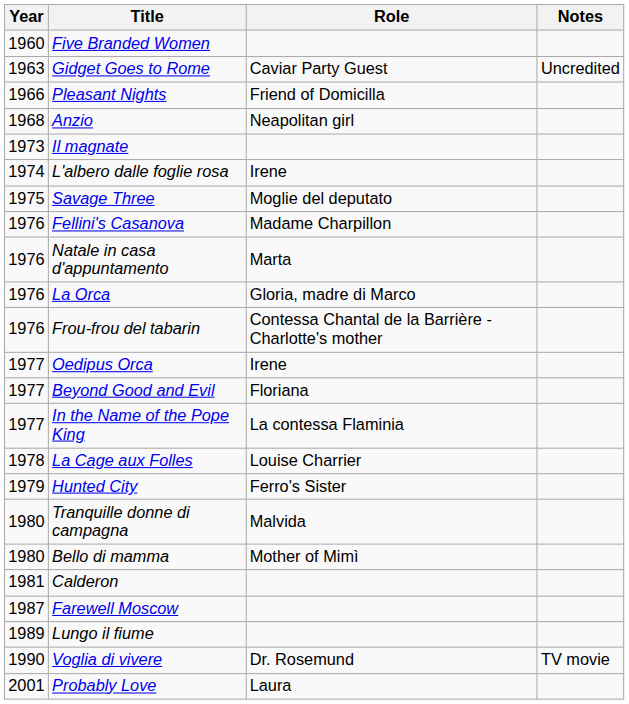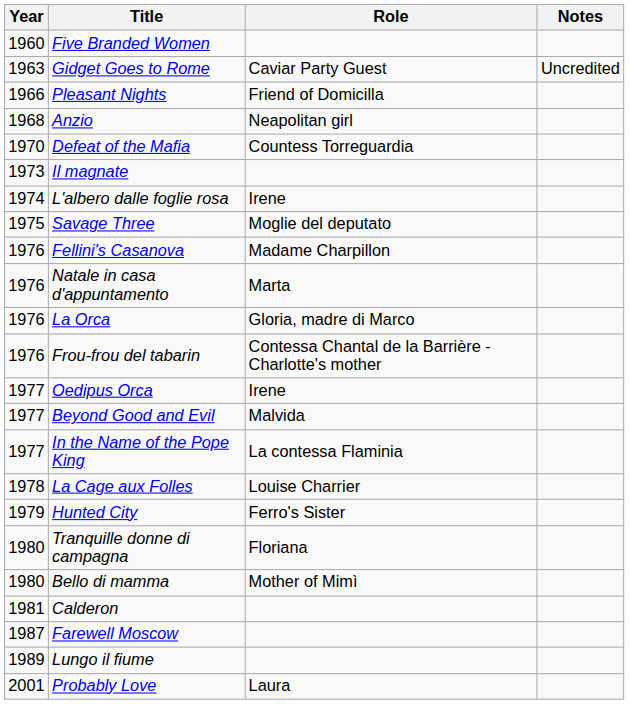+ row: (121, 146)
(279, 390) Floriana -> (277, 416) Malvida
(278, 521) Malvida -> (278, 547) Floriana
- row: (107, 660)
